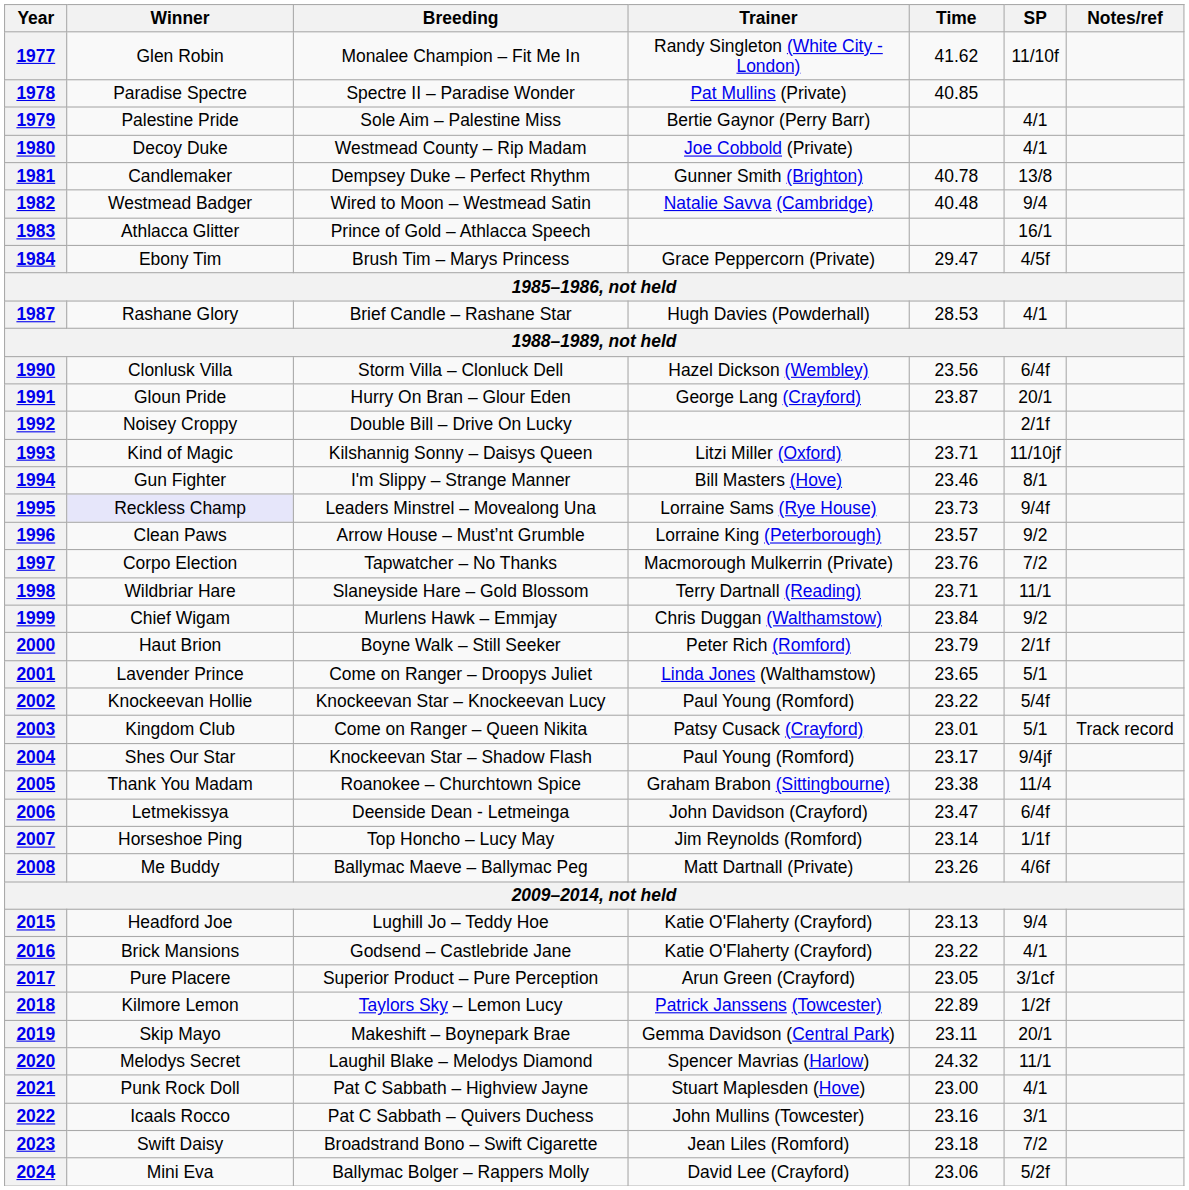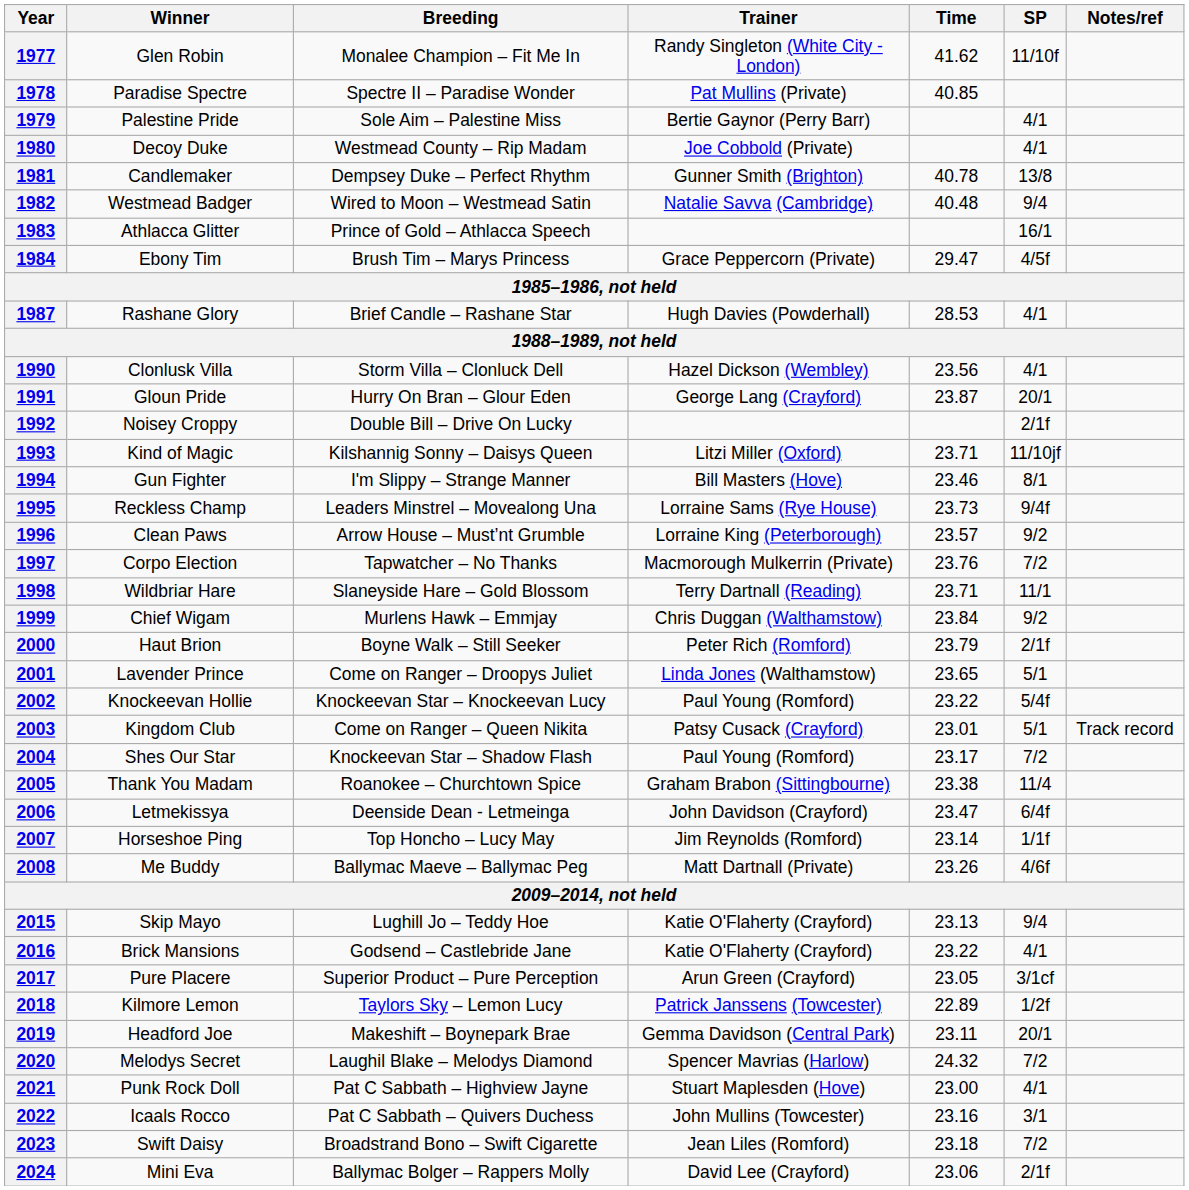(1035, 369) 6/4f -> (1035, 369) 4/1
(180, 508) lavender background -> (180, 508) no background
(1035, 757) 9/4jf -> (1035, 757) 7/2
(180, 923) Headford Joe -> (180, 923) Skip Mayo
(180, 1033) Skip Mayo -> (180, 1033) Headford Joe
(1035, 1061) 11/1 -> (1035, 1061) 7/2
(1035, 1171) 5/2f -> (1035, 1171) 2/1f
